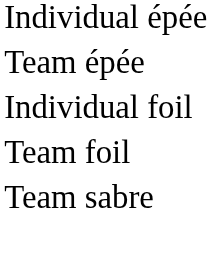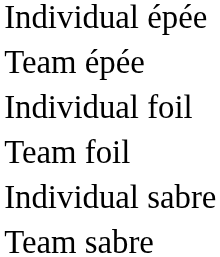+ row: (110, 197)
